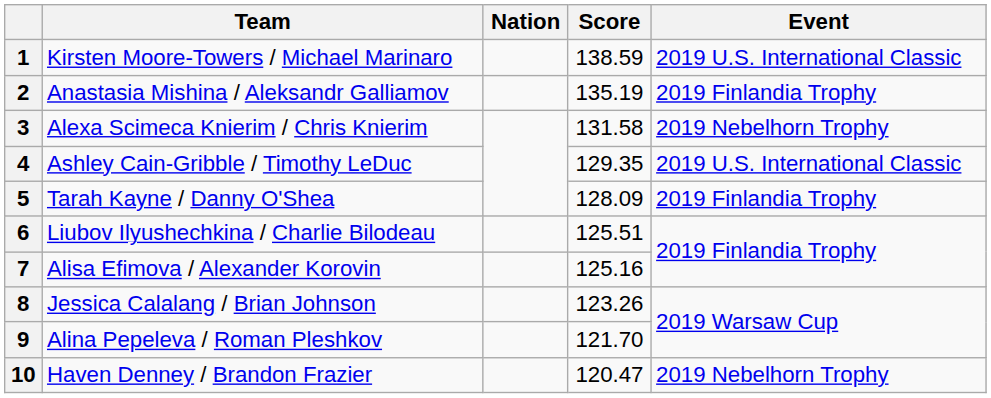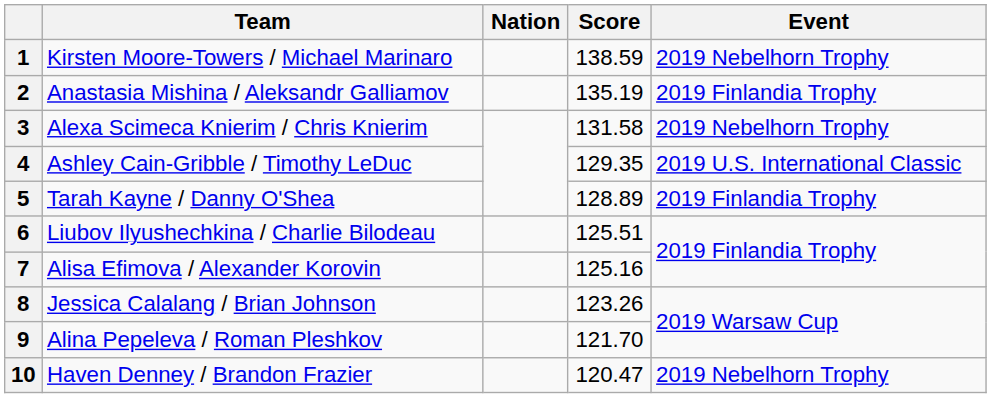(809, 57) 2019 U.S. International Classic -> (772, 57) 2019 Nebelhorn Trophy
(609, 198) 128.09 -> (609, 198) 128.89
